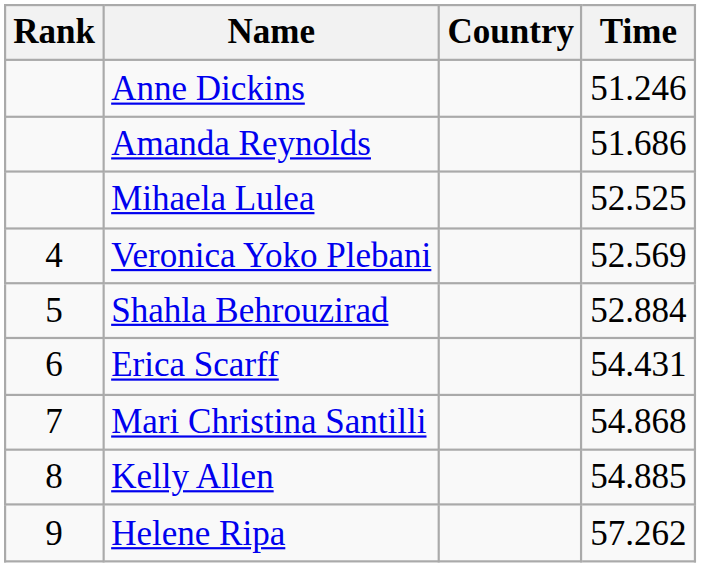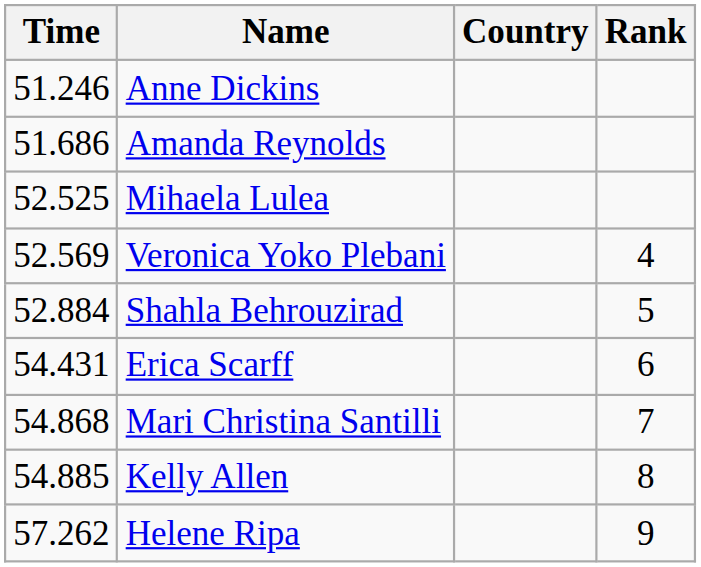columns swapped: (54, 32) <-> (638, 32)
